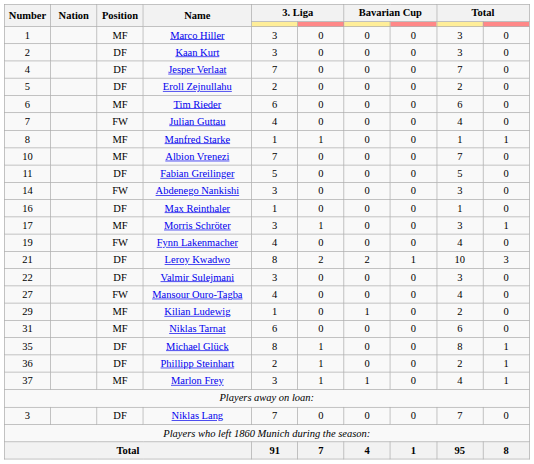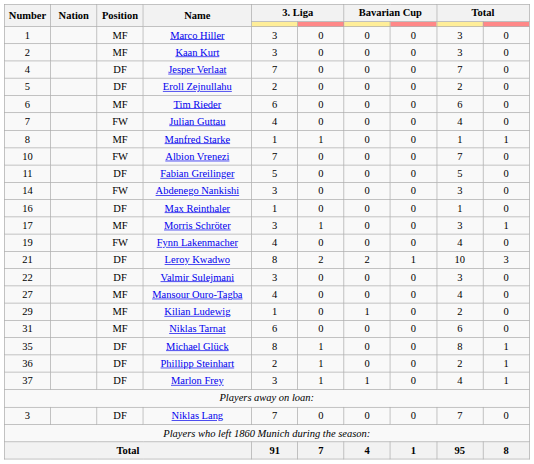(120, 52) DF -> (120, 52) MF
(120, 156) MF -> (120, 156) FW
(120, 294) FW -> (120, 294) MF
(120, 381) MF -> (120, 381) DF
